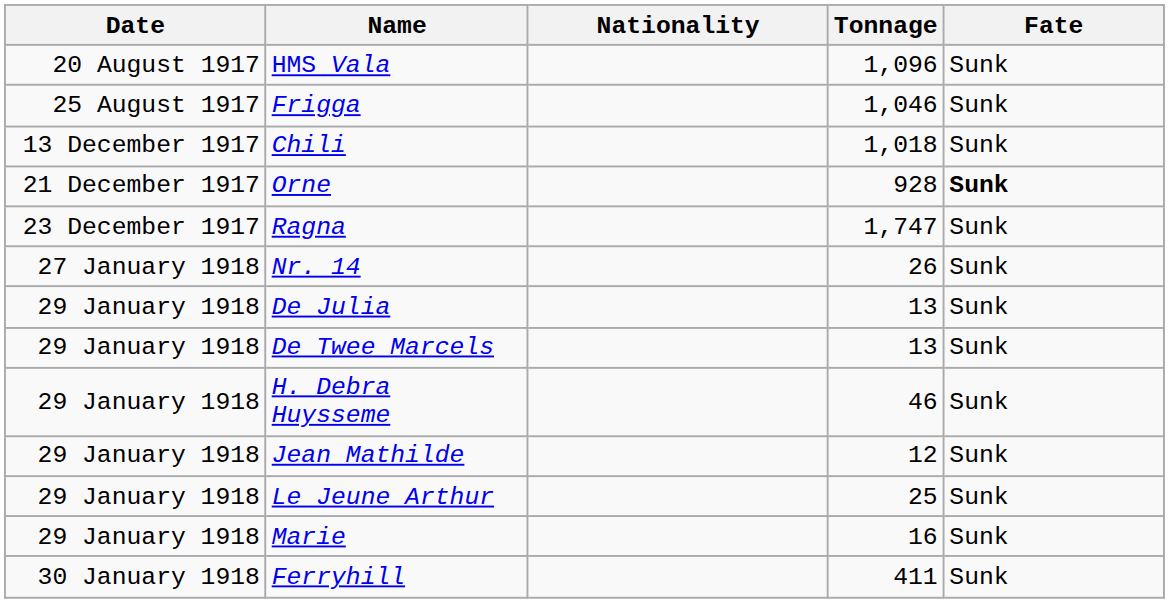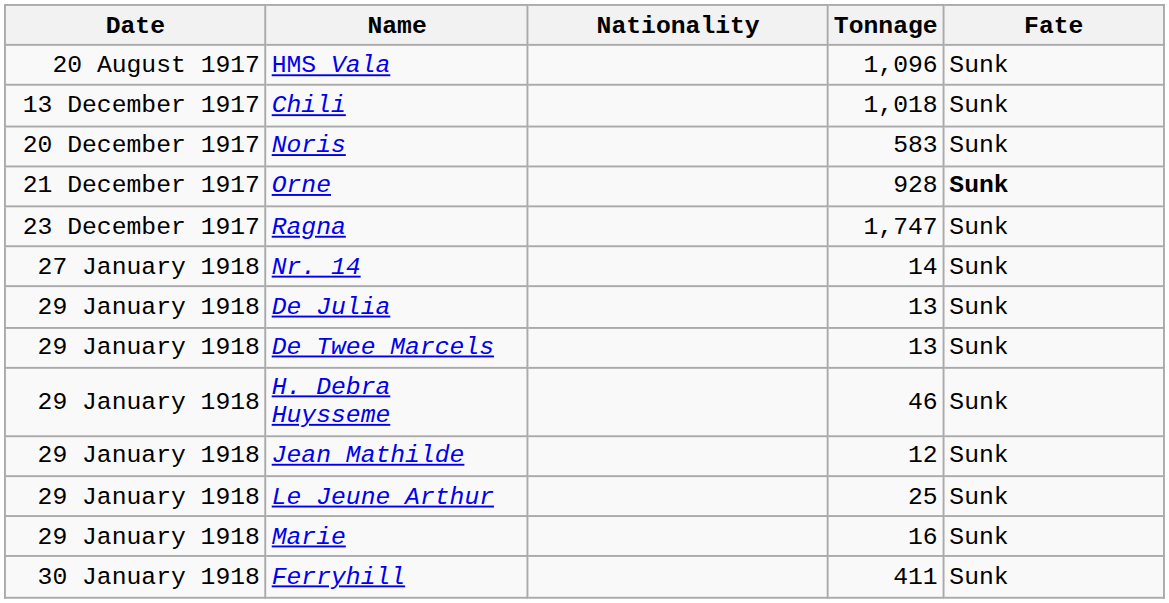- row: (316, 106)
+ row: (309, 146)
(923, 267) 26 -> (923, 267) 14
